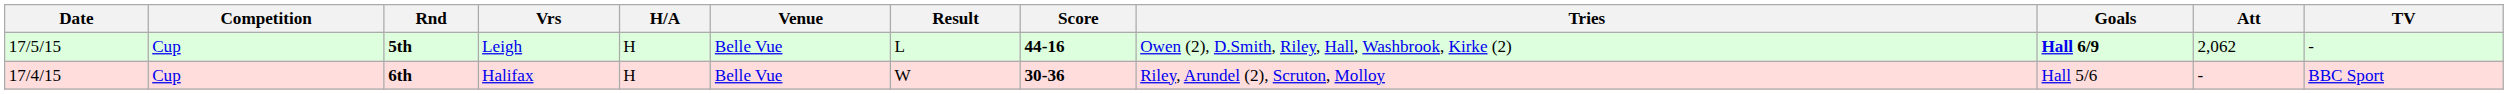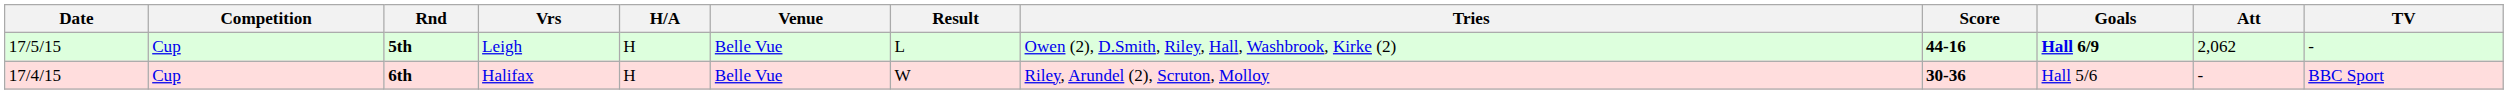columns swapped: (1078, 18) <-> (1587, 18)
